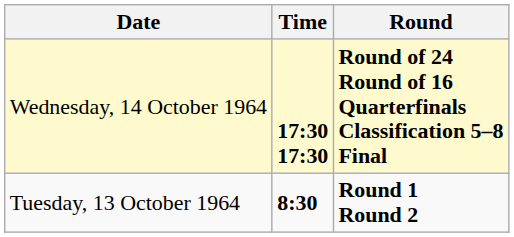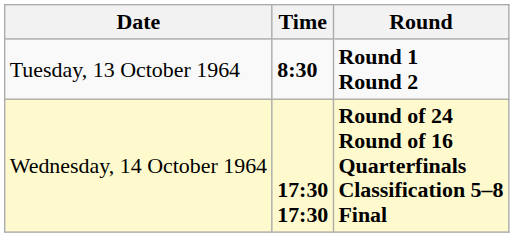rows swapped: (125, 202) <-> (138, 105)
